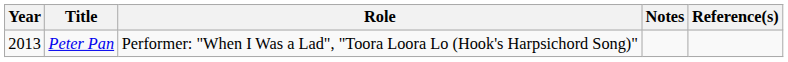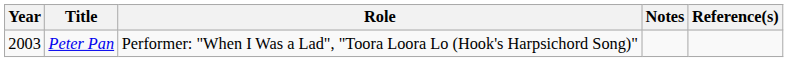(25, 43) 2013 -> (25, 43) 2003
